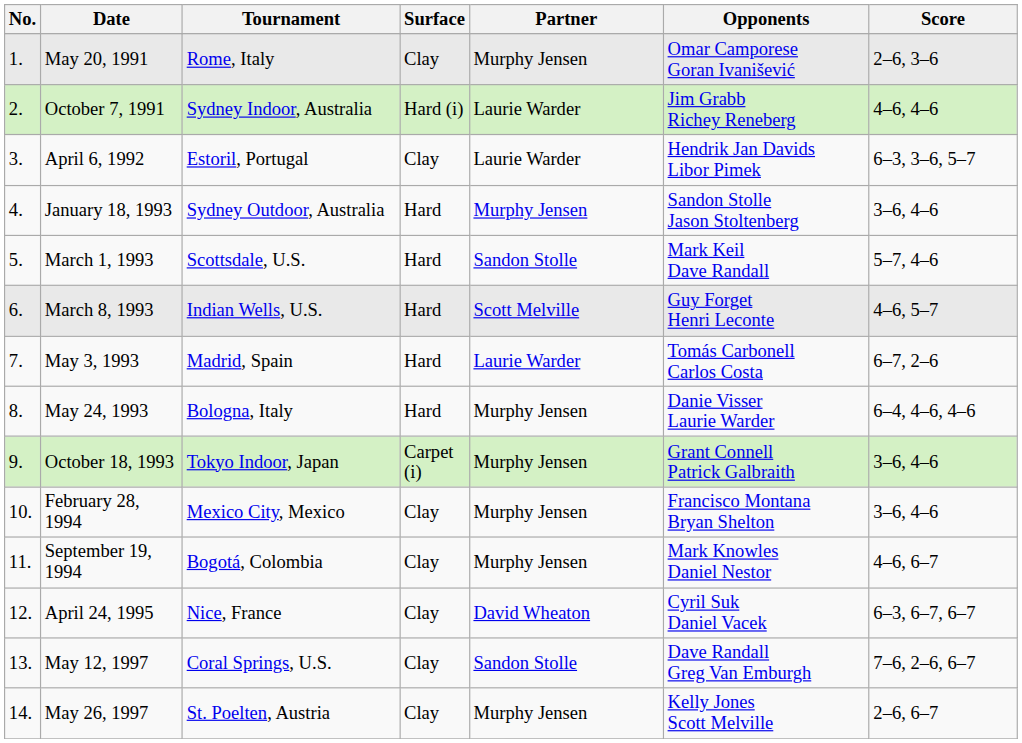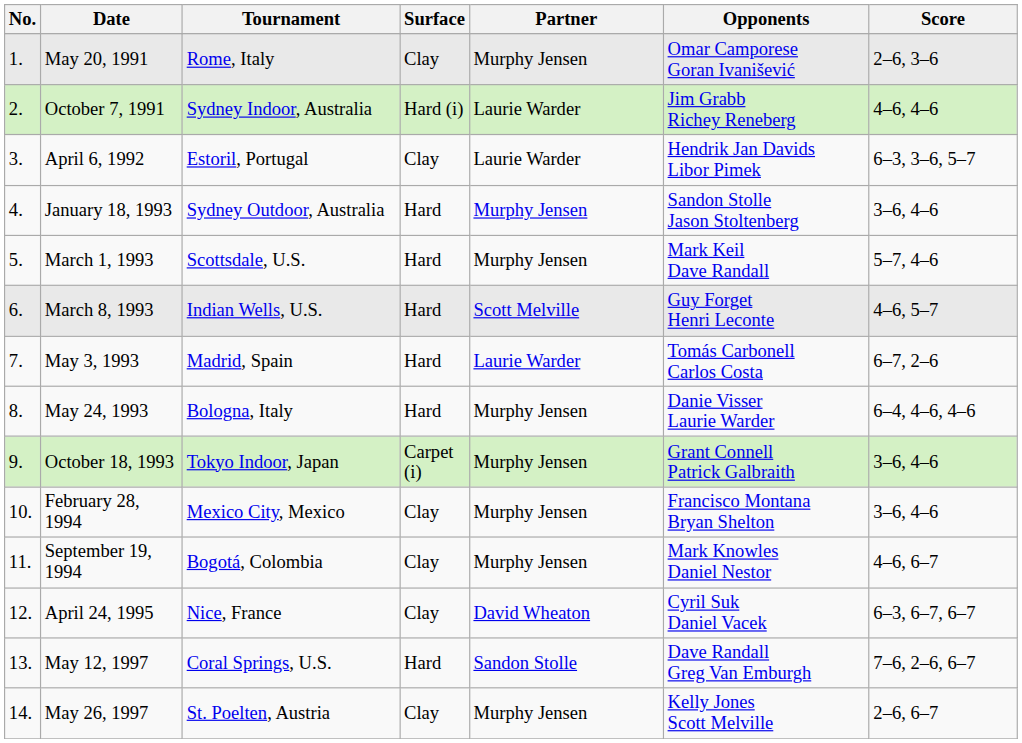(525, 260) Sandon Stolle -> (530, 260) Murphy Jensen
(422, 662) Clay -> (423, 662) Hard
